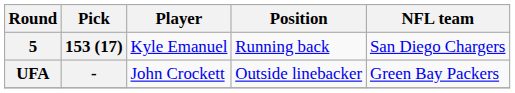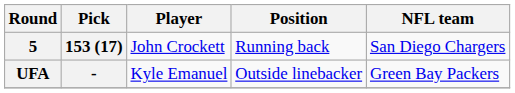(179, 46) Kyle Emanuel -> (178, 46) John Crockett
(178, 74) John Crockett -> (179, 74) Kyle Emanuel
